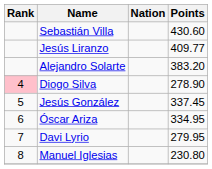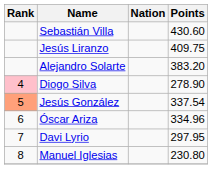(188, 48) 409.77 -> (188, 48) 409.75
(21, 102) no background -> (21, 102) lightsalmon background
(188, 102) 337.45 -> (188, 102) 337.54
(188, 119) 334.95 -> (188, 119) 334.96
(188, 137) 279.95 -> (188, 137) 297.95
